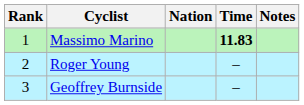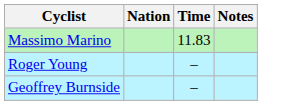- column: (25, 16)
(236, 40) bold -> (194, 40) normal
